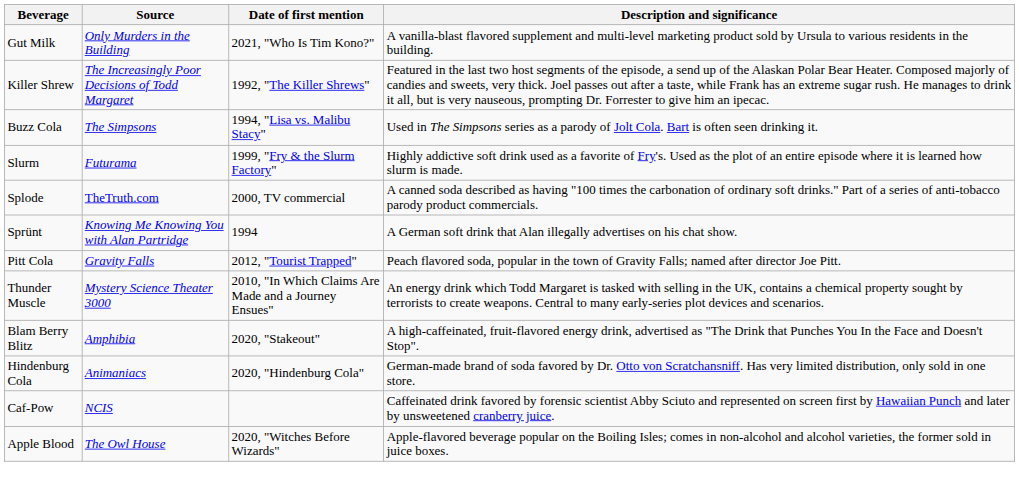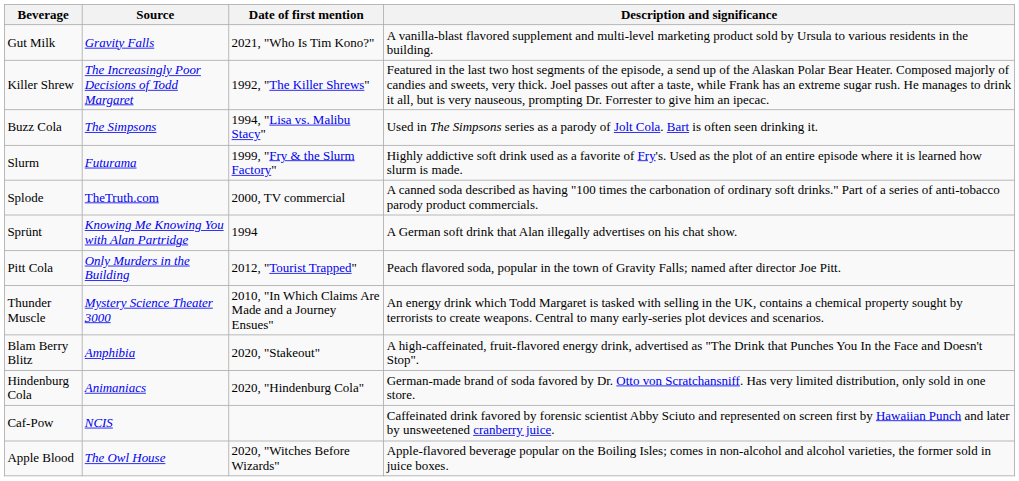(137, 42) Only Murders in the Building -> (119, 42) Gravity Falls
(119, 260) Gravity Falls -> (137, 268) Only Murders in the Building
